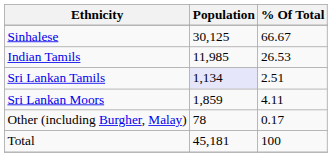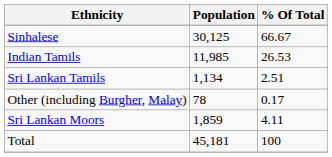(208, 78) lavender background -> (208, 78) no background
rows swapped: (56, 99) <-> (97, 120)
